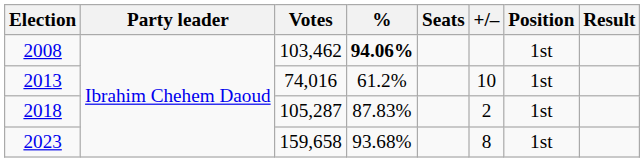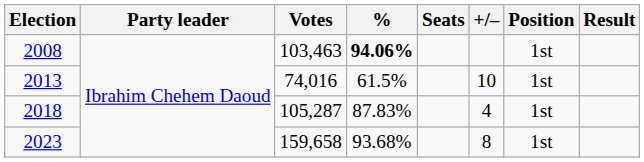(311, 50) 103,462 -> (311, 50) 103,463
(382, 80) 61.2% -> (382, 80) 61.5%
(486, 111) 2 -> (486, 111) 4
